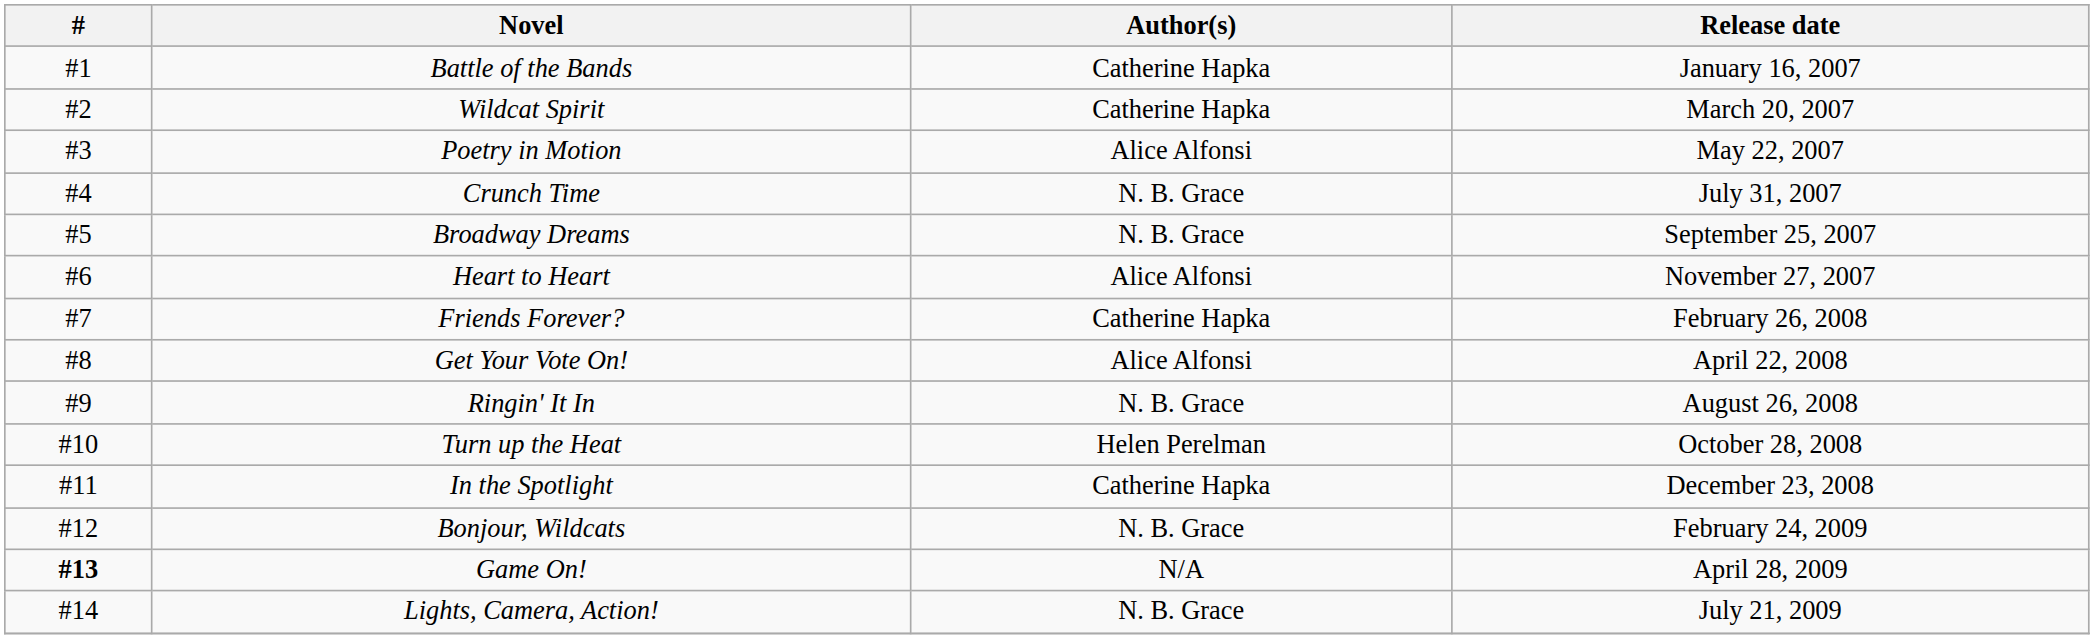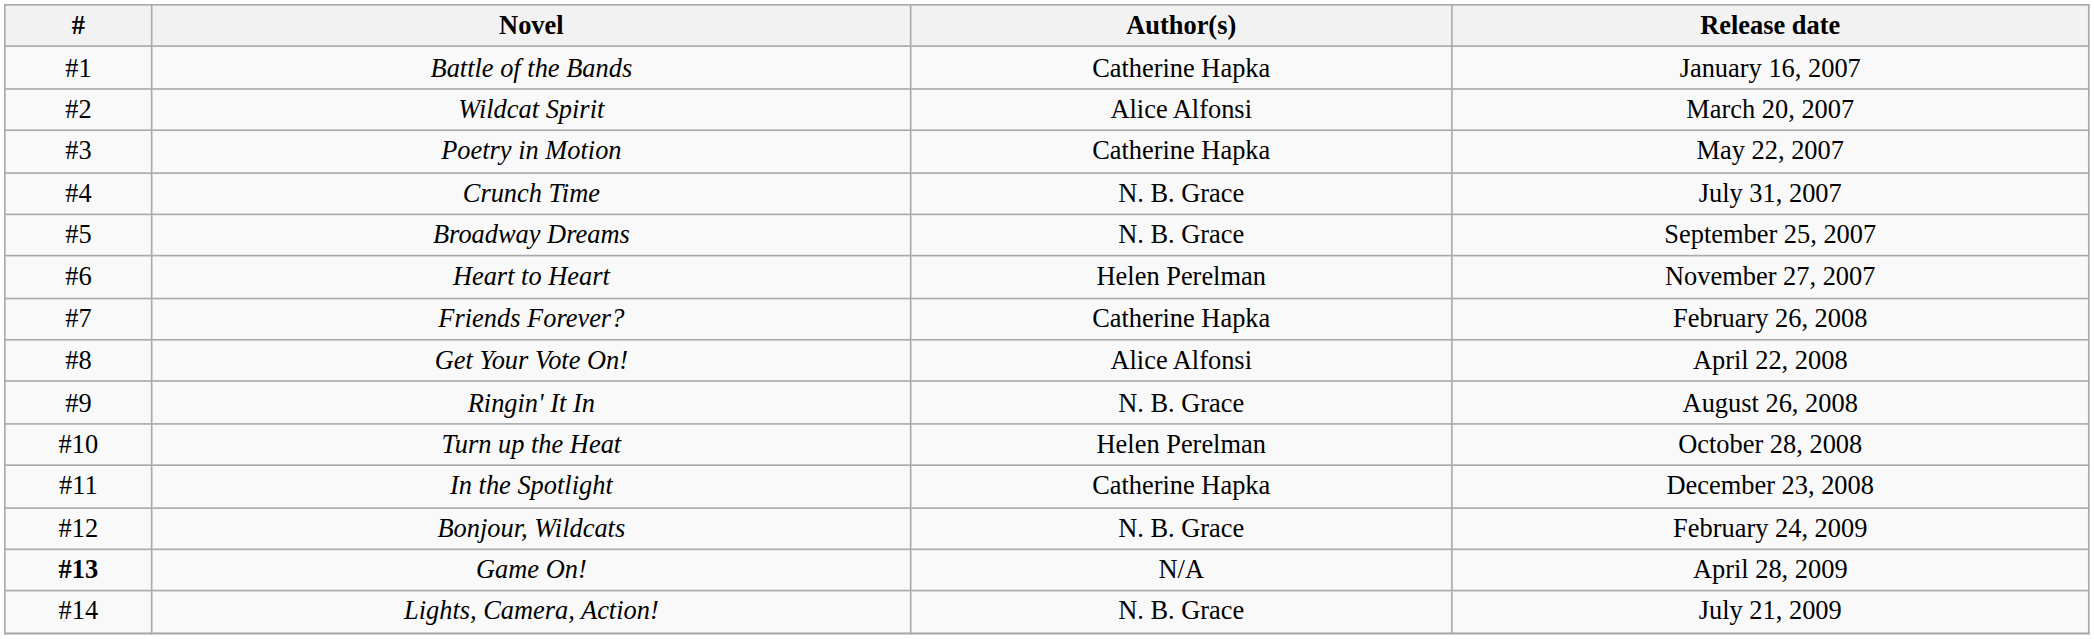(1181, 109) Catherine Hapka -> (1181, 109) Alice Alfonsi
(1181, 151) Alice Alfonsi -> (1181, 151) Catherine Hapka
(1181, 276) Alice Alfonsi -> (1181, 276) Helen Perelman
